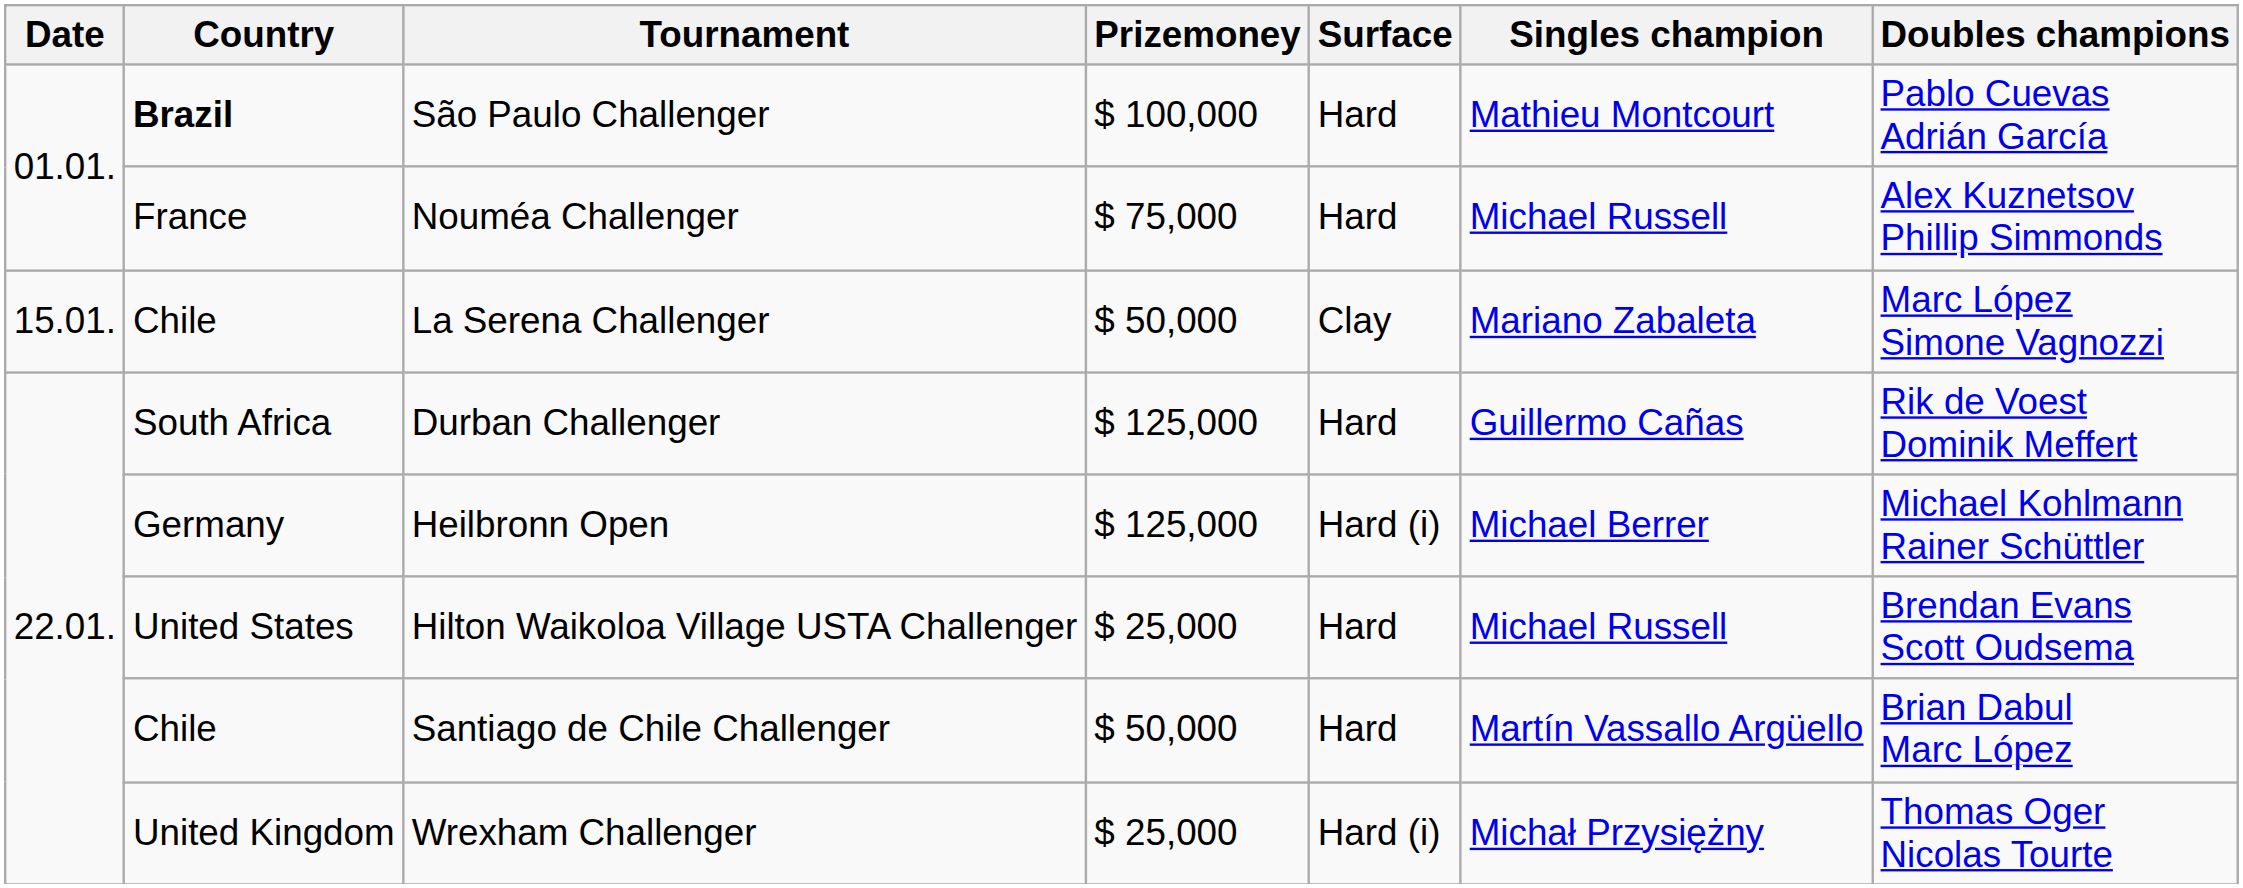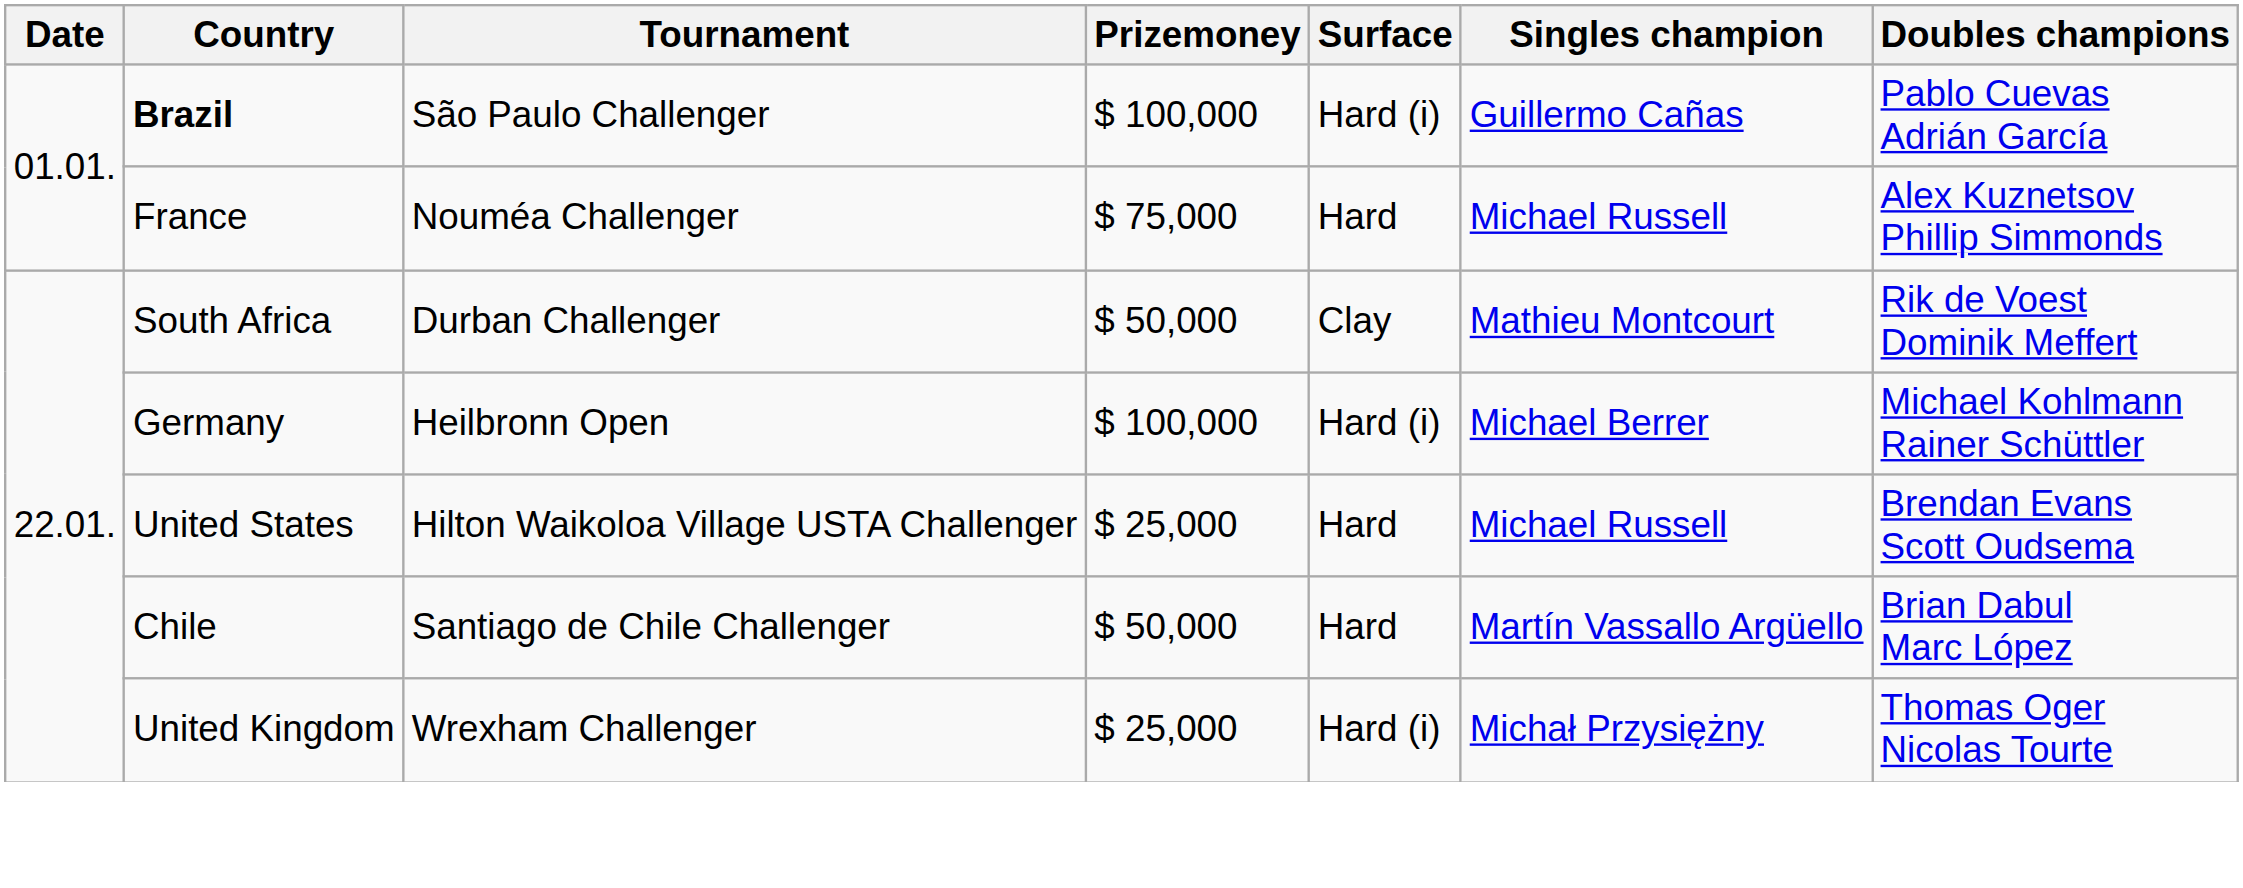(1358, 114) Hard -> (1379, 114) Hard (i)
(1622, 114) Mathieu Montcourt -> (1607, 114) Guillermo Cañas
- row: (591, 319)
(1176, 421) $ 125,000 -> (1166, 319) $ 50,000
(1358, 421) Hard -> (1355, 319) Clay
(1607, 421) Guillermo Cañas -> (1622, 319) Mathieu Montcourt
(1176, 524) $ 125,000 -> (1176, 421) $ 100,000
